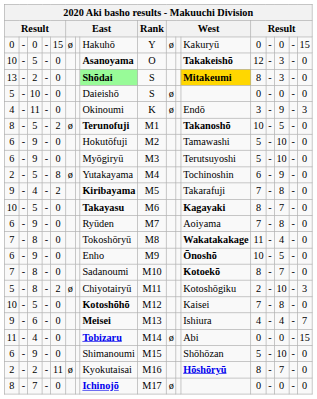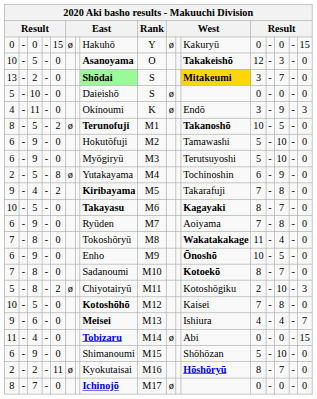(258, 77) 8 -> (258, 77) 3
(282, 77) 3 -> (282, 77) 7
